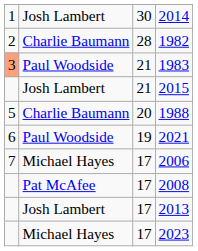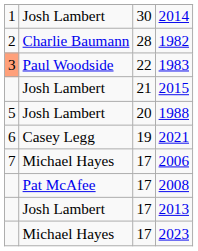(144, 64) 21 -> (144, 64) 22
(76, 112) Charlie Baumann -> (64, 112) Josh Lambert
(68, 137) Paul Woodside -> (59, 137) Casey Legg
